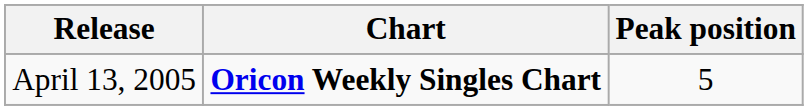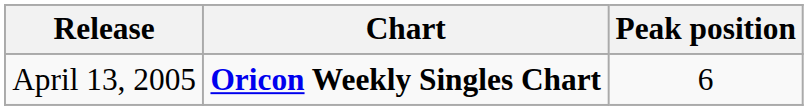(706, 79) 5 -> (706, 79) 6
